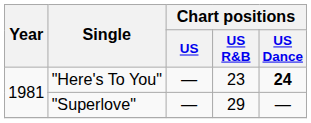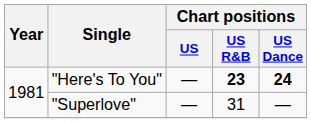(236, 79) normal -> (236, 79) bold
(236, 105) 29 -> (236, 105) 31
